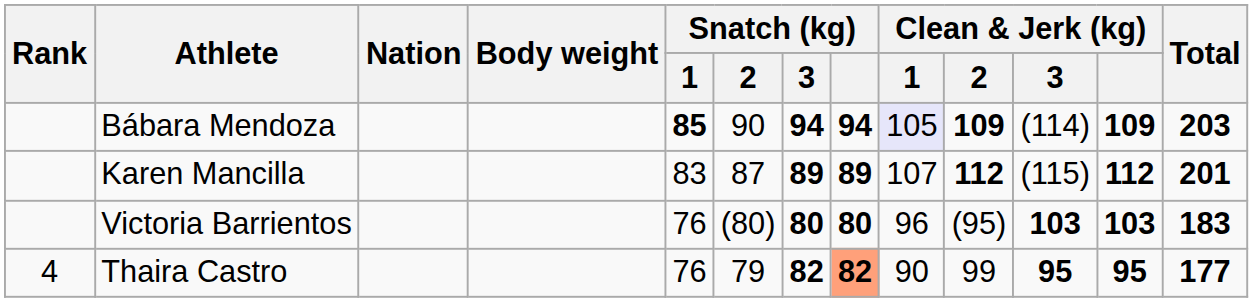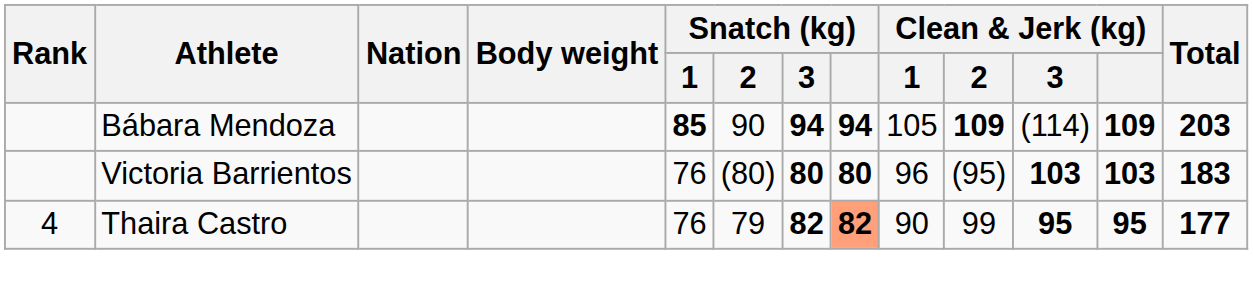(912, 126) lavender background -> (912, 126) no background
- row: (203, 175)
